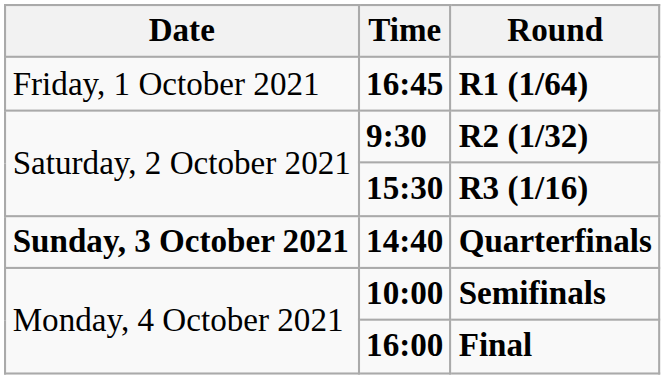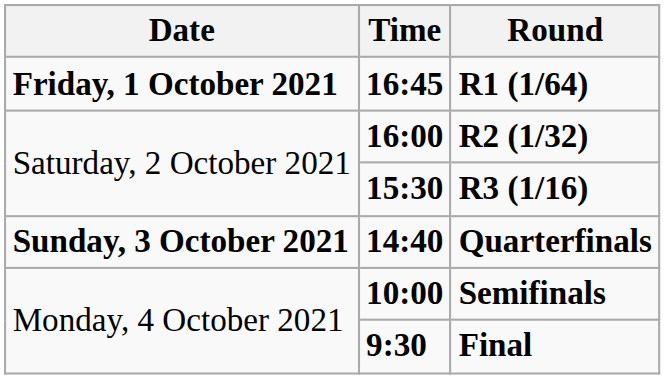(166, 83) normal -> (175, 83) bold
(396, 135) 9:30 -> (405, 135) 16:00
(405, 345) 16:00 -> (396, 345) 9:30
